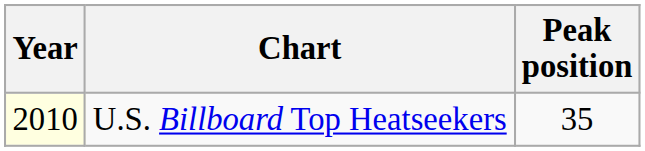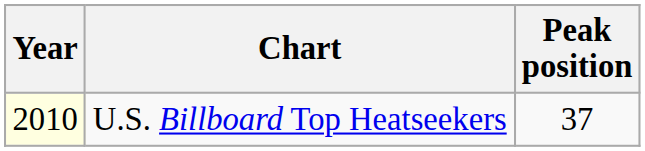(577, 118) 35 -> (577, 118) 37
